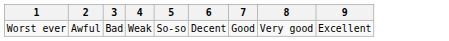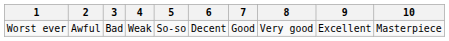+ column: (409, 12)
